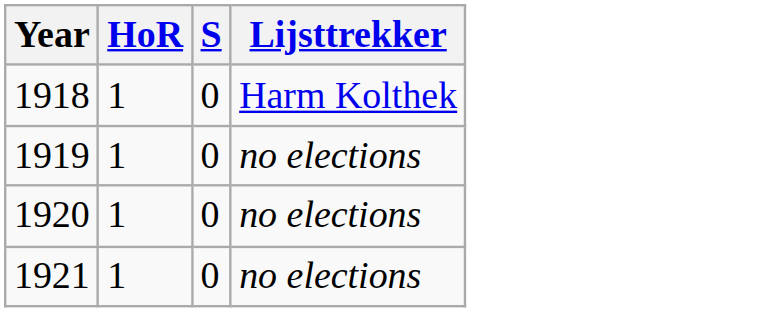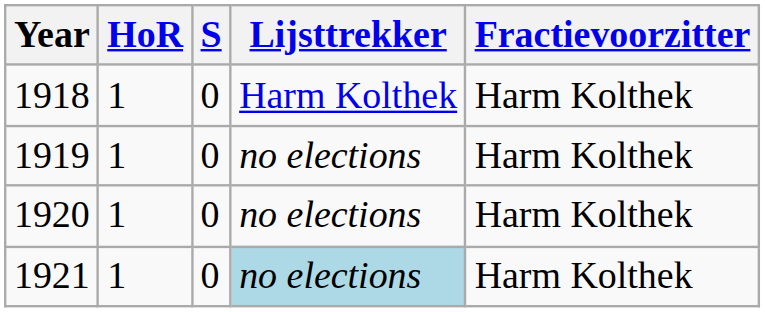+ column: (613, 34)
(330, 275) no background -> (330, 275) lightblue background
